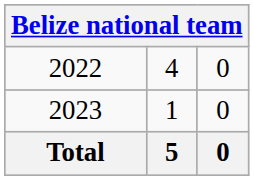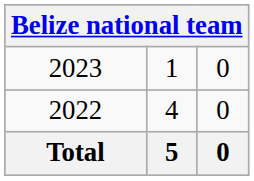rows swapped: (75, 68) <-> (75, 110)
